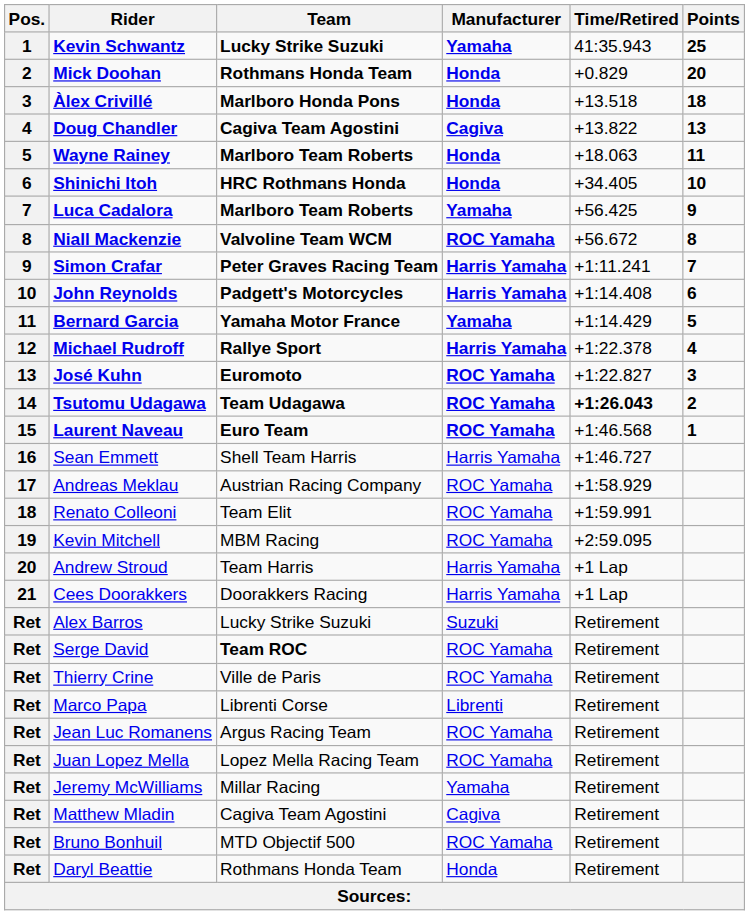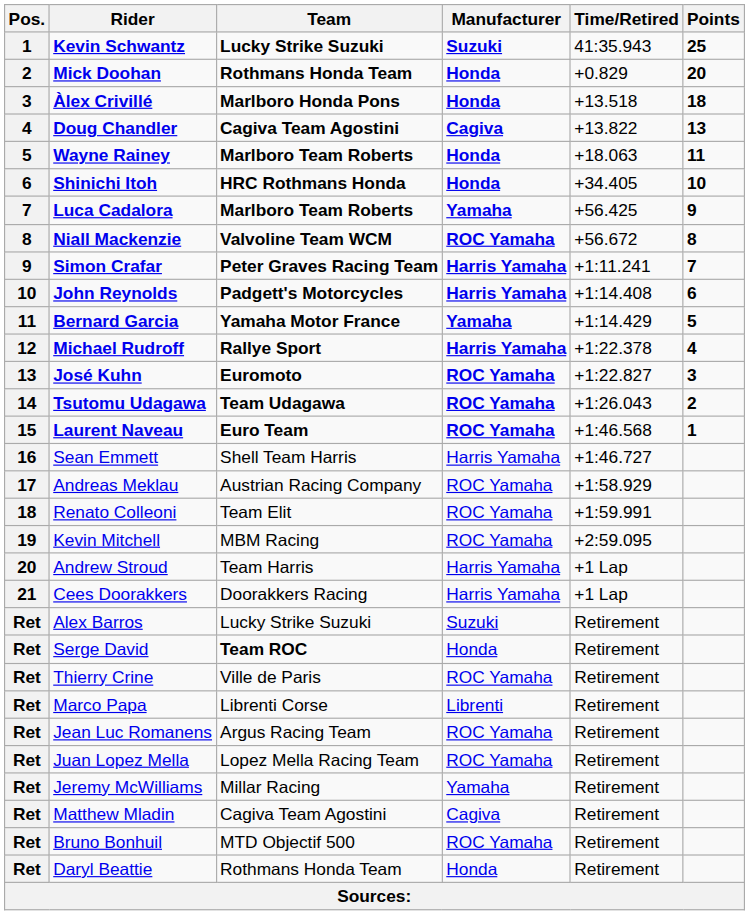(479, 46) Yamaha -> (474, 46) Suzuki
(614, 403) bold -> (613, 403) normal
(499, 649) ROC Yamaha -> (472, 649) Honda
